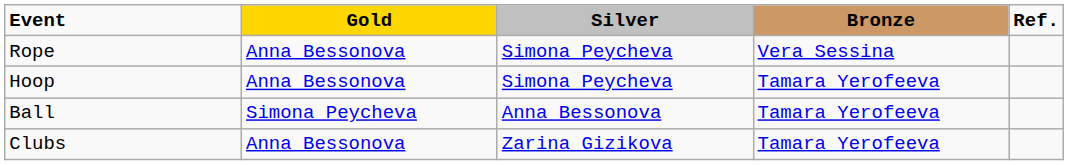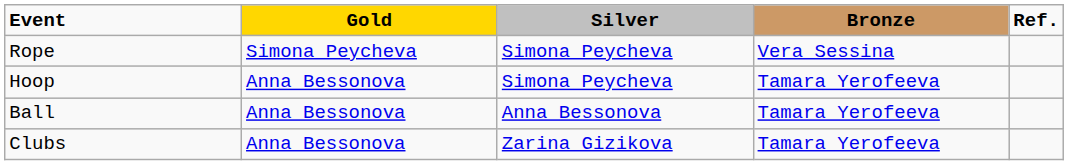(326, 51) Anna Bessonova -> (331, 51) Simona Peycheva
(331, 113) Simona Peycheva -> (326, 113) Anna Bessonova
